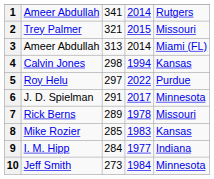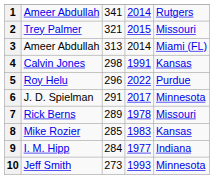(139, 64) 1994 -> (139, 64) 1991
(113, 81) 297 -> (113, 81) 296
(139, 166) 1984 -> (139, 166) 1993
